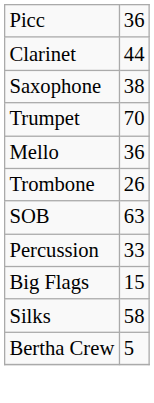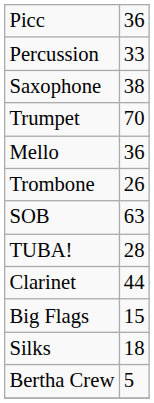rows swapped: (43, 53) <-> (54, 250)
+ row: (41, 250)
(134, 315) 58 -> (134, 348) 18
